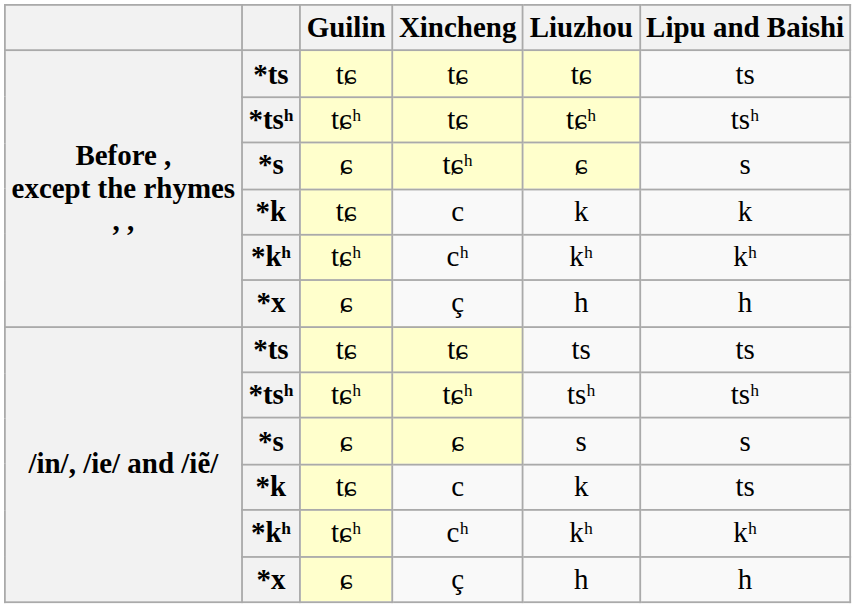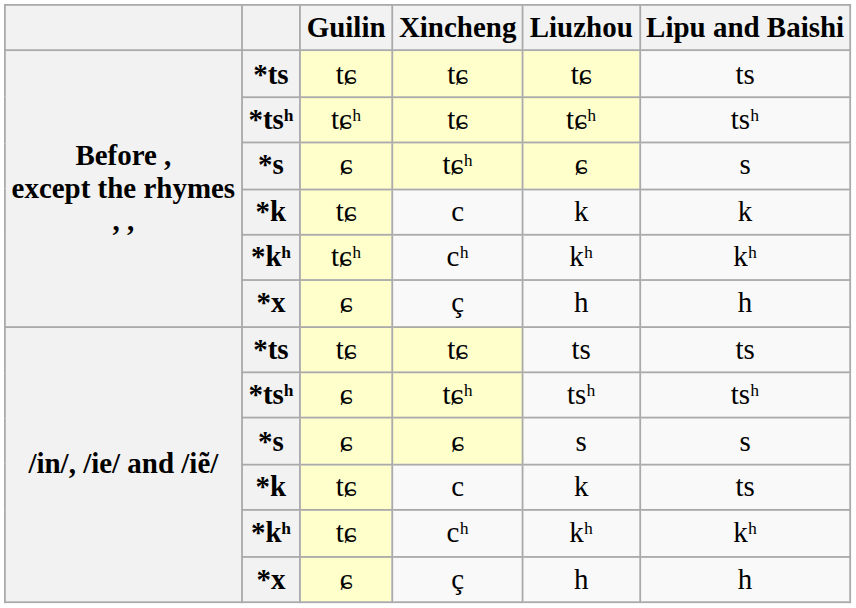(346, 394) tɕʰ -> (346, 394) ɕ
(346, 532) tɕʰ -> (346, 532) tɕ
